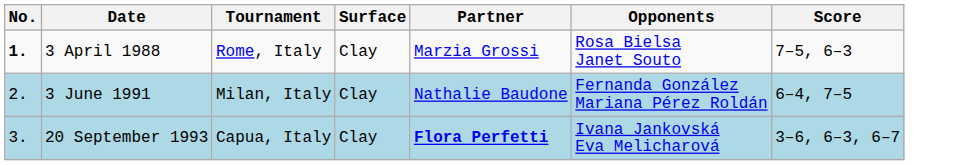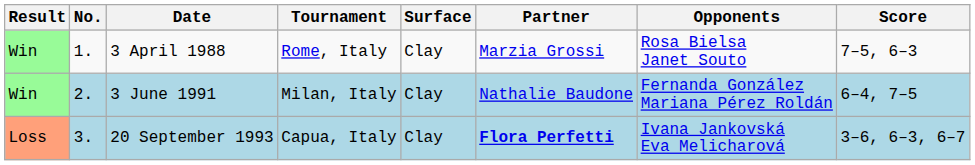+ column: (37, 17)
(18, 51) bold -> (83, 51) normal
